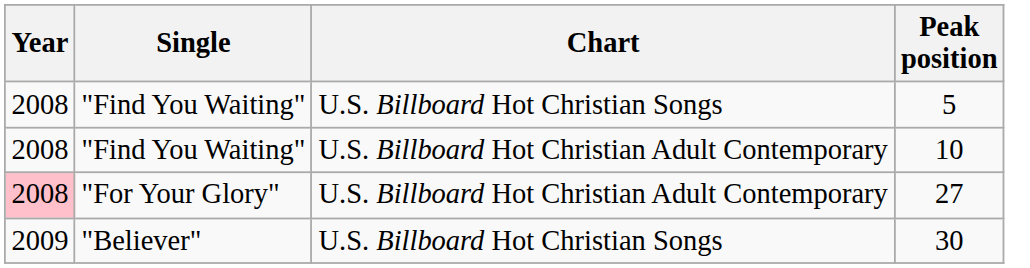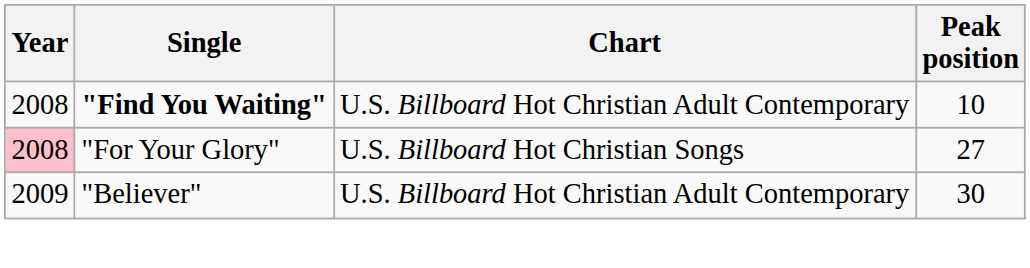- row: (949, 104)
(193, 149) normal -> (204, 104) bold
(603, 194) U.S. Billboard Hot Christian Adult Contemporary -> (542, 149) U.S. Billboard Hot Christian Songs
(521, 239) U.S. Billboard Hot Christian Songs -> (625, 194) U.S. Billboard Hot Christian Adult Contemporary
